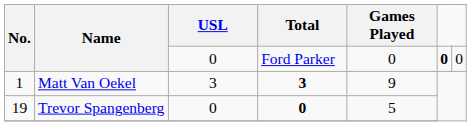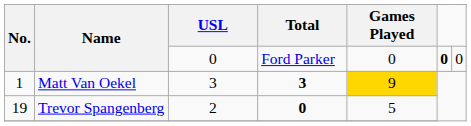(392, 83) no background -> (392, 83) gold background
(213, 108) 0 -> (213, 108) 2
